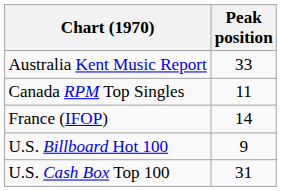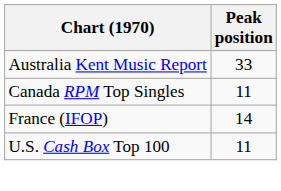- row: (88, 145)
(244, 173) 31 -> (244, 145) 11
